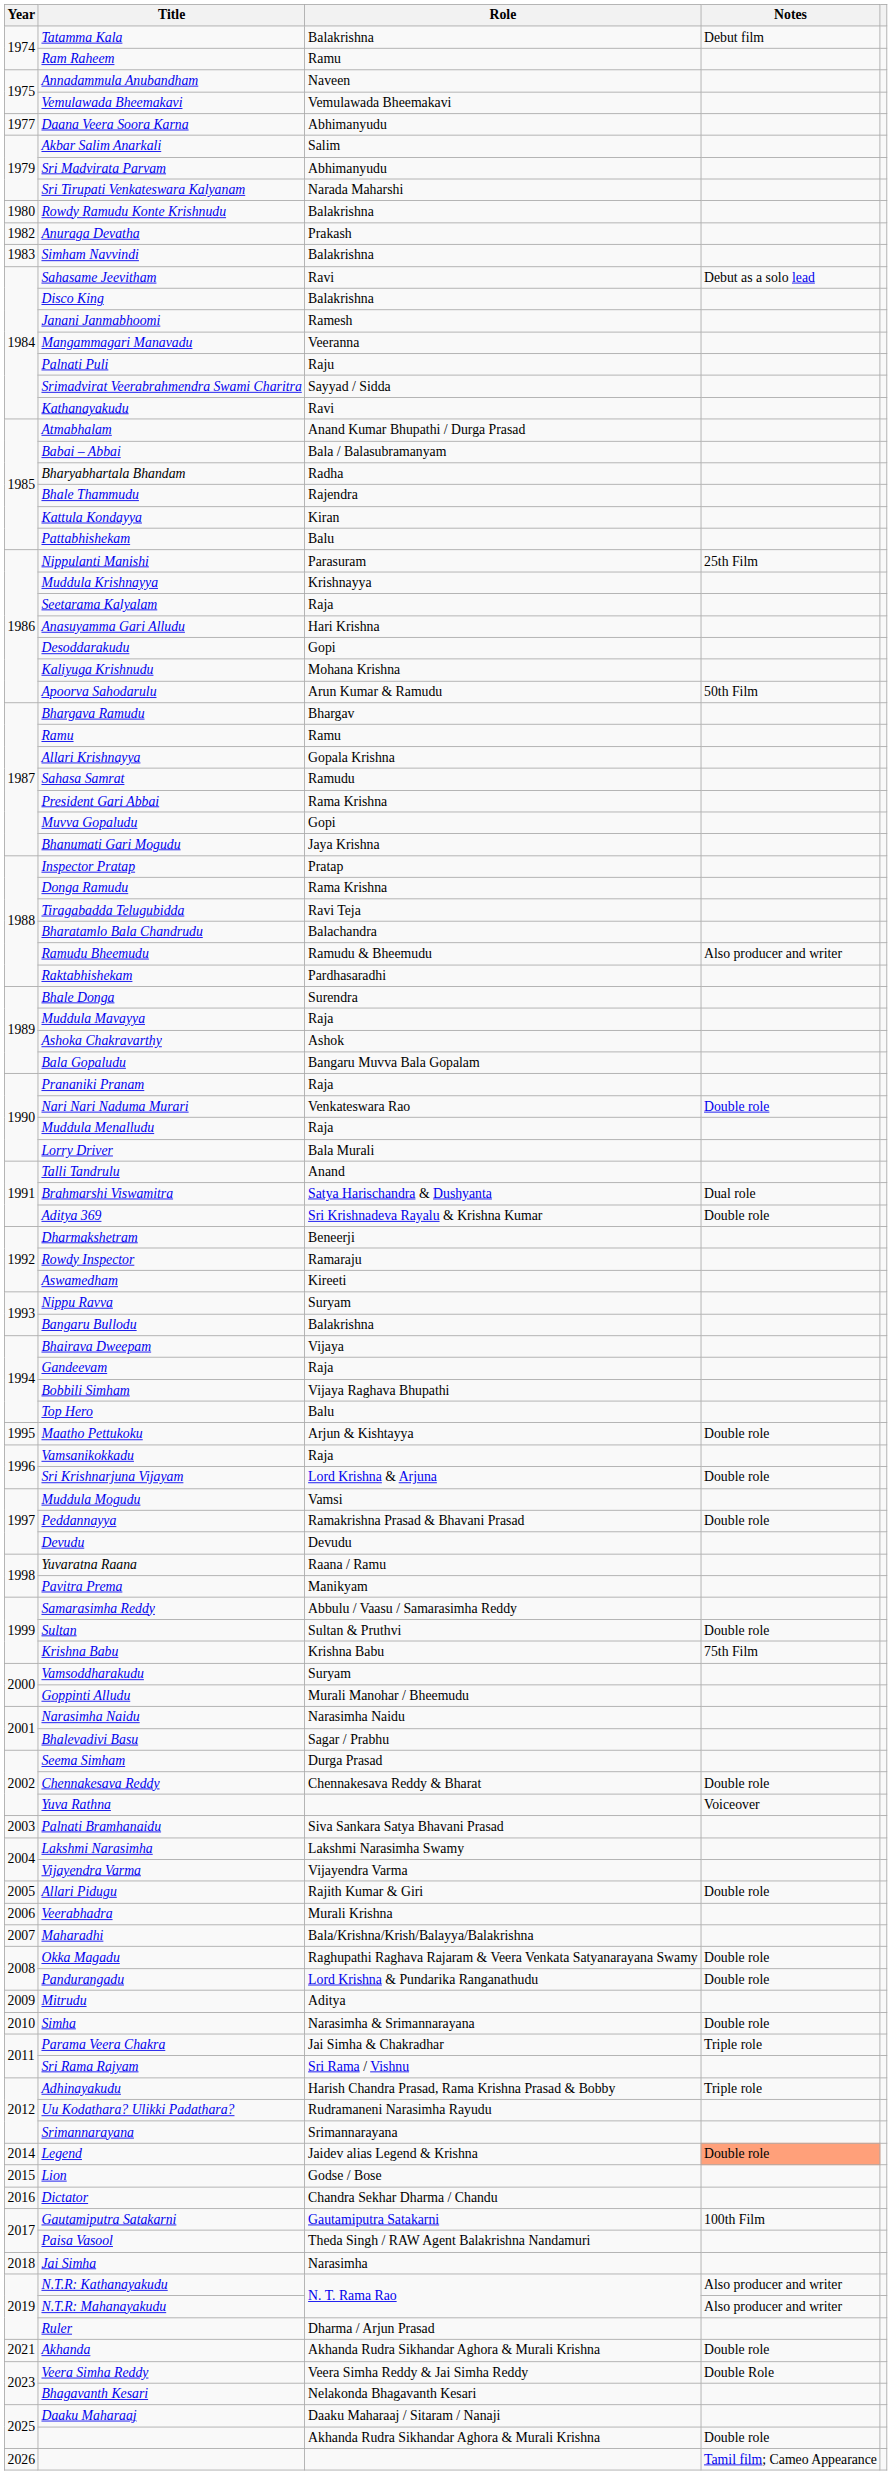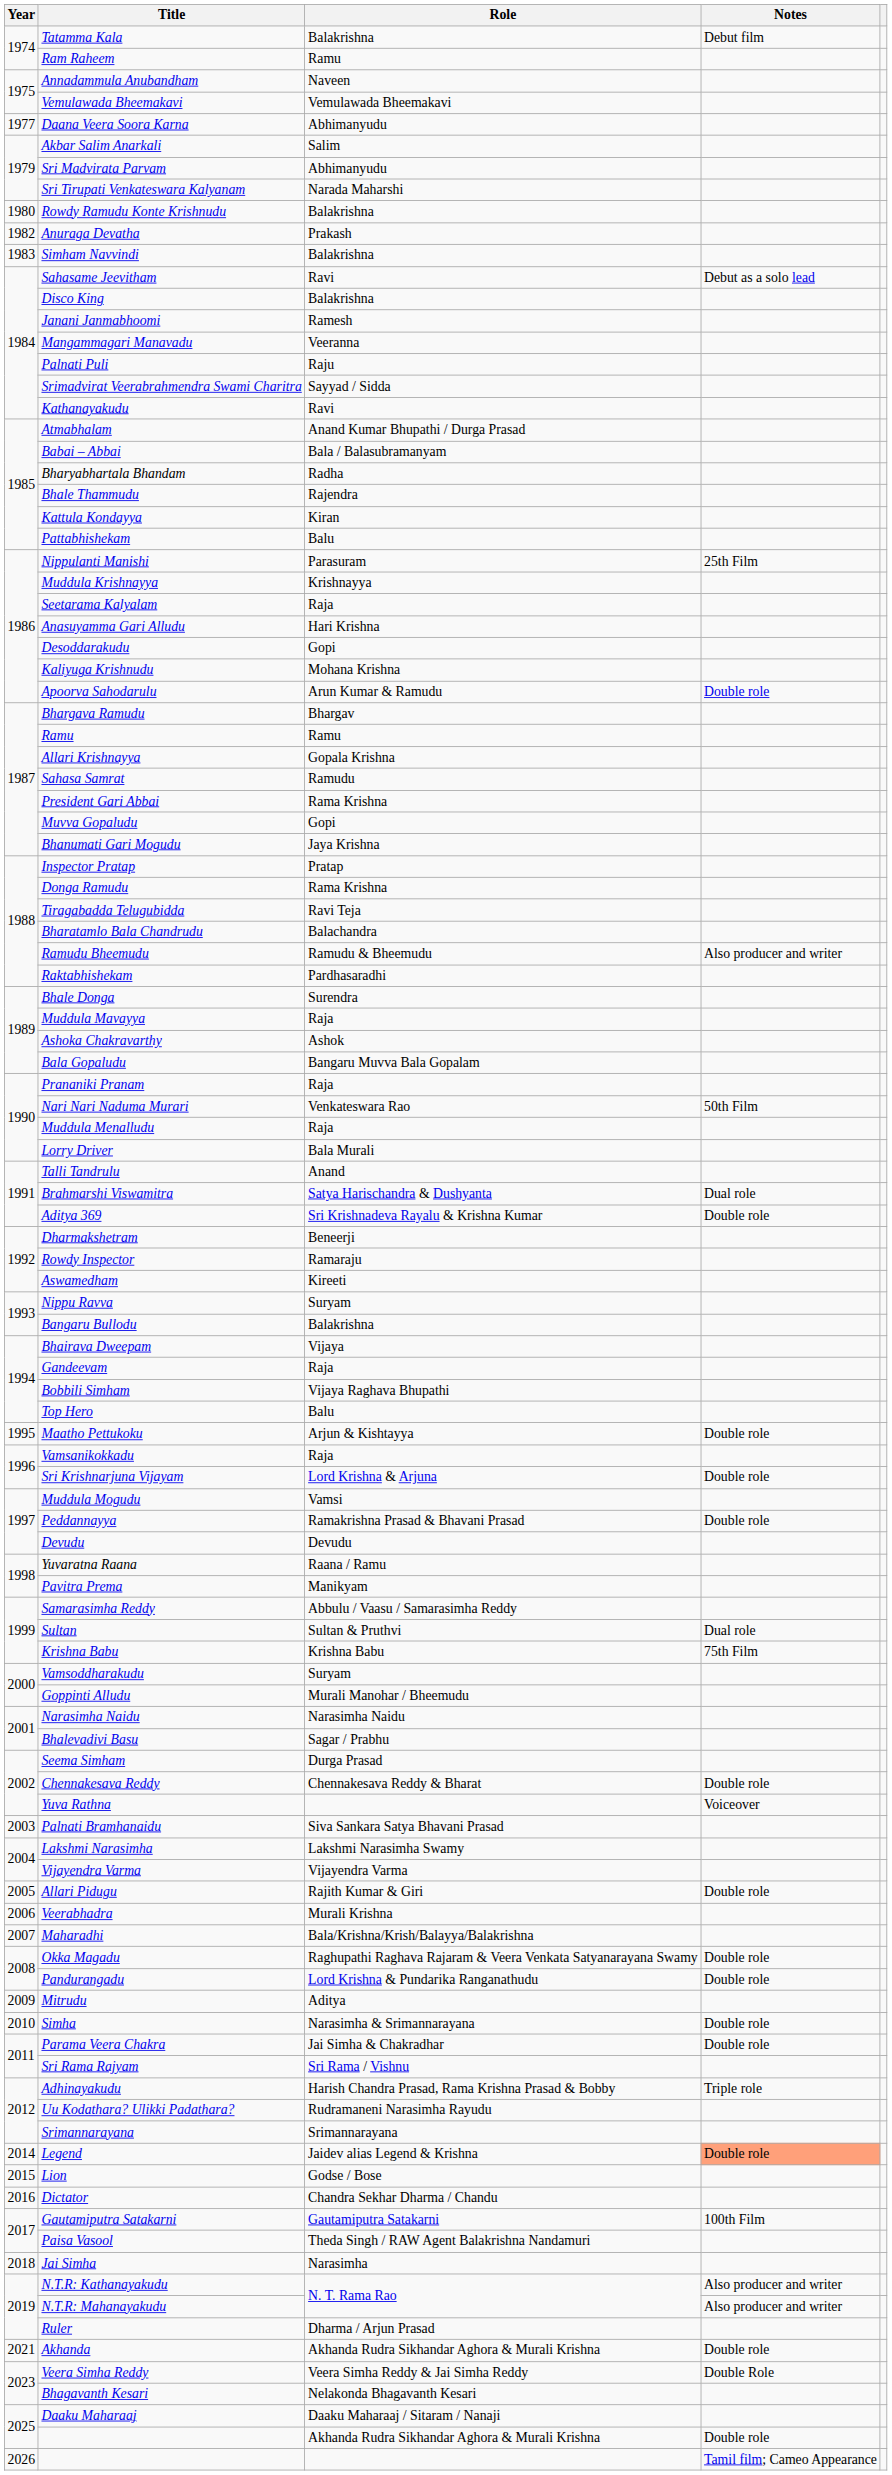(731, 691) 50th Film -> (737, 691) Double role
(737, 1106) Double role -> (731, 1106) 50th Film
(737, 1630) Double role -> (730, 1630) Dual role
(733, 2044) Triple role -> (737, 2044) Double role
